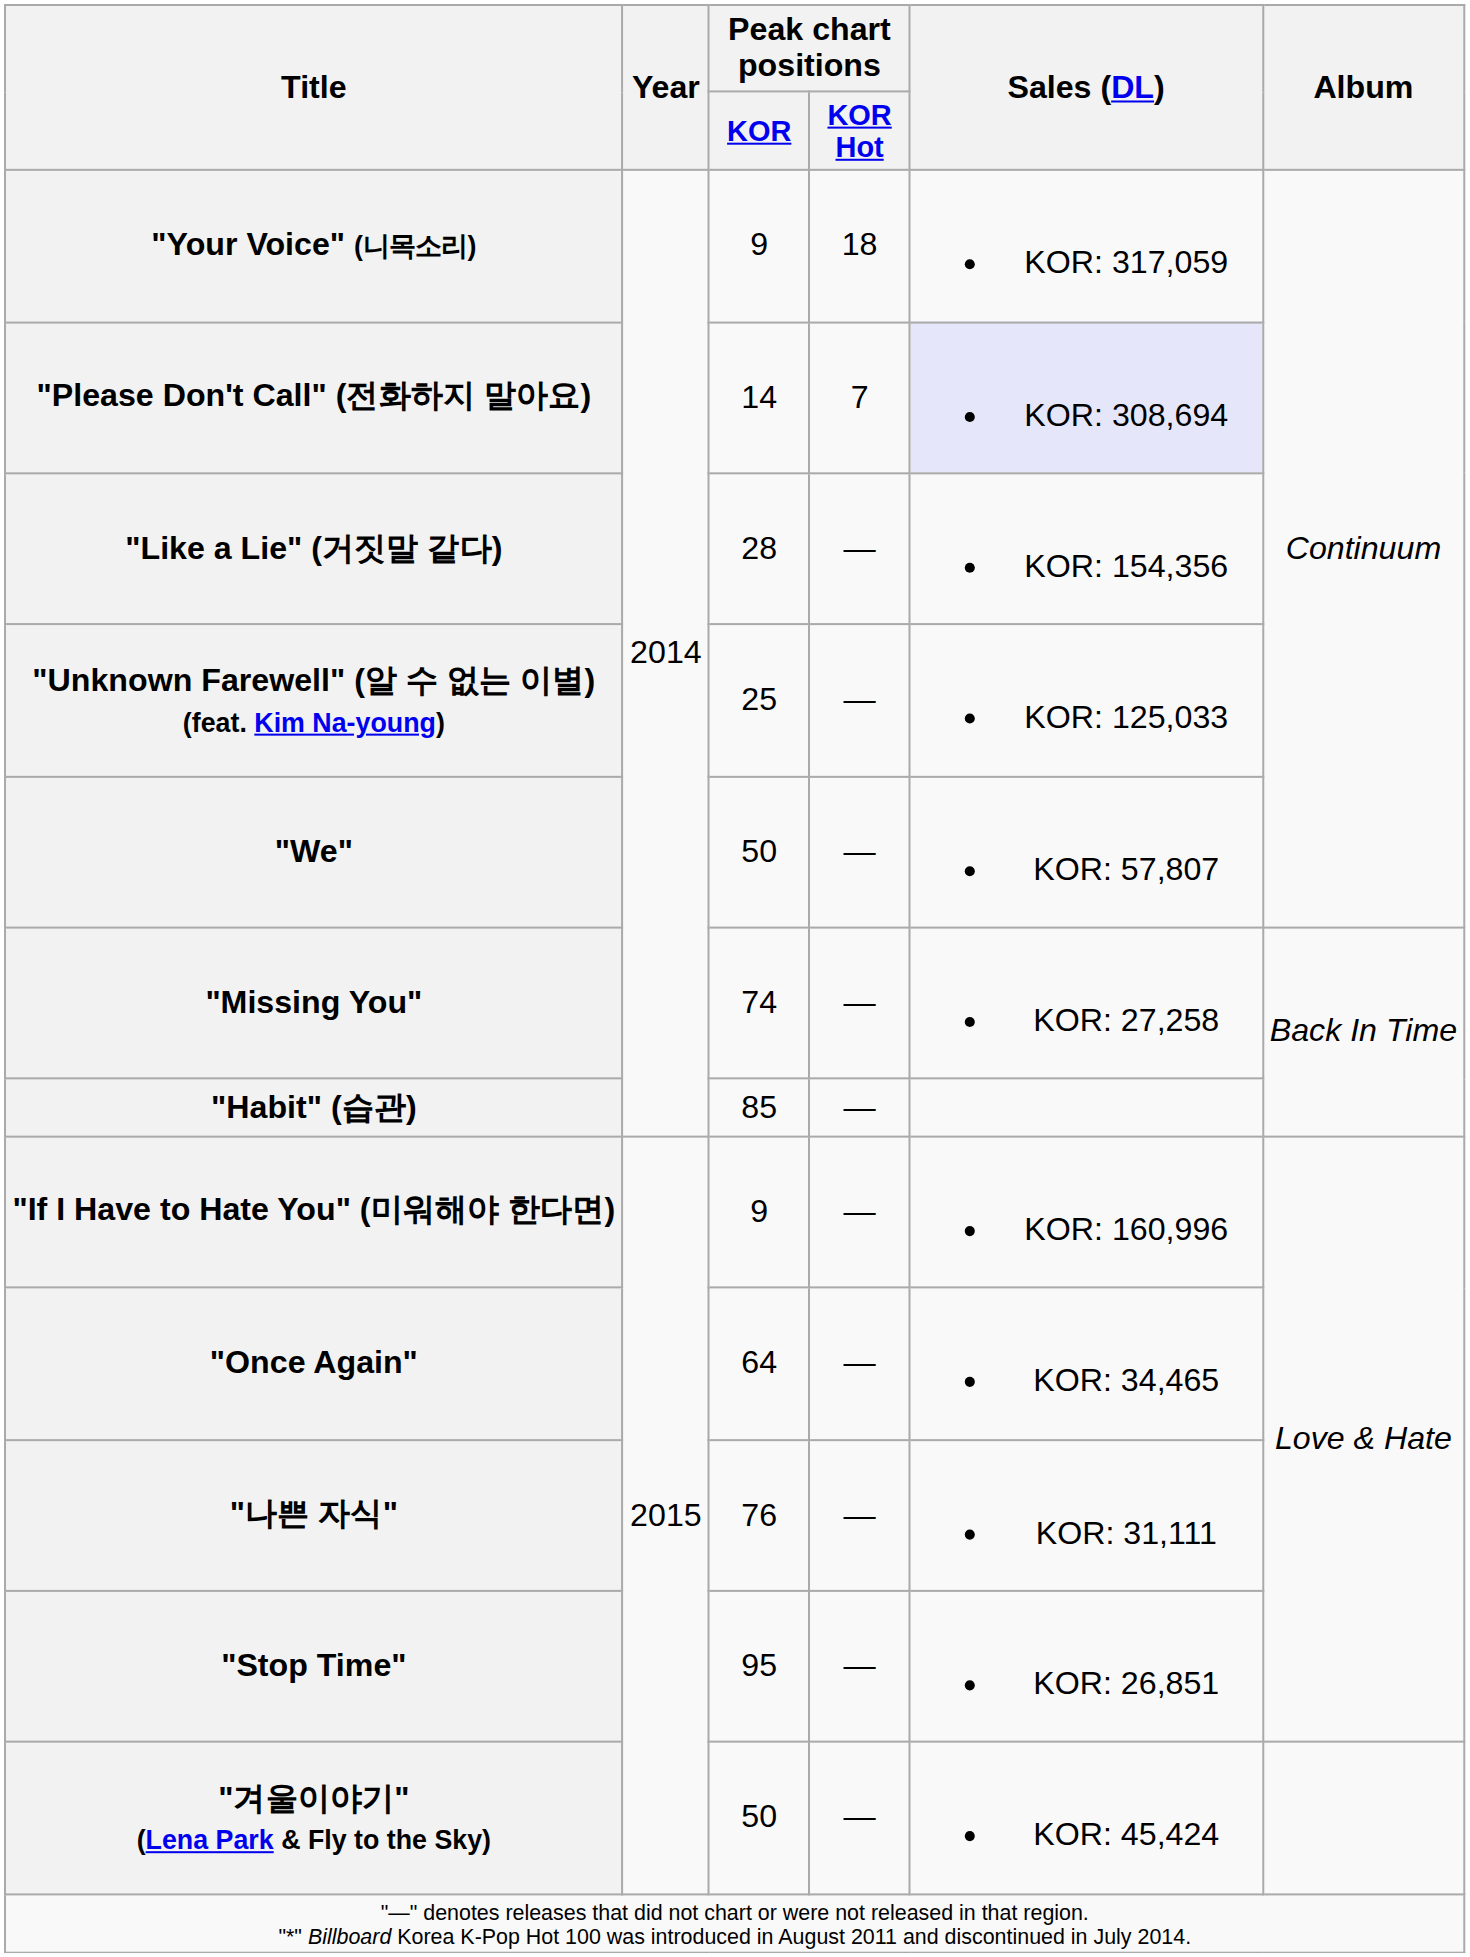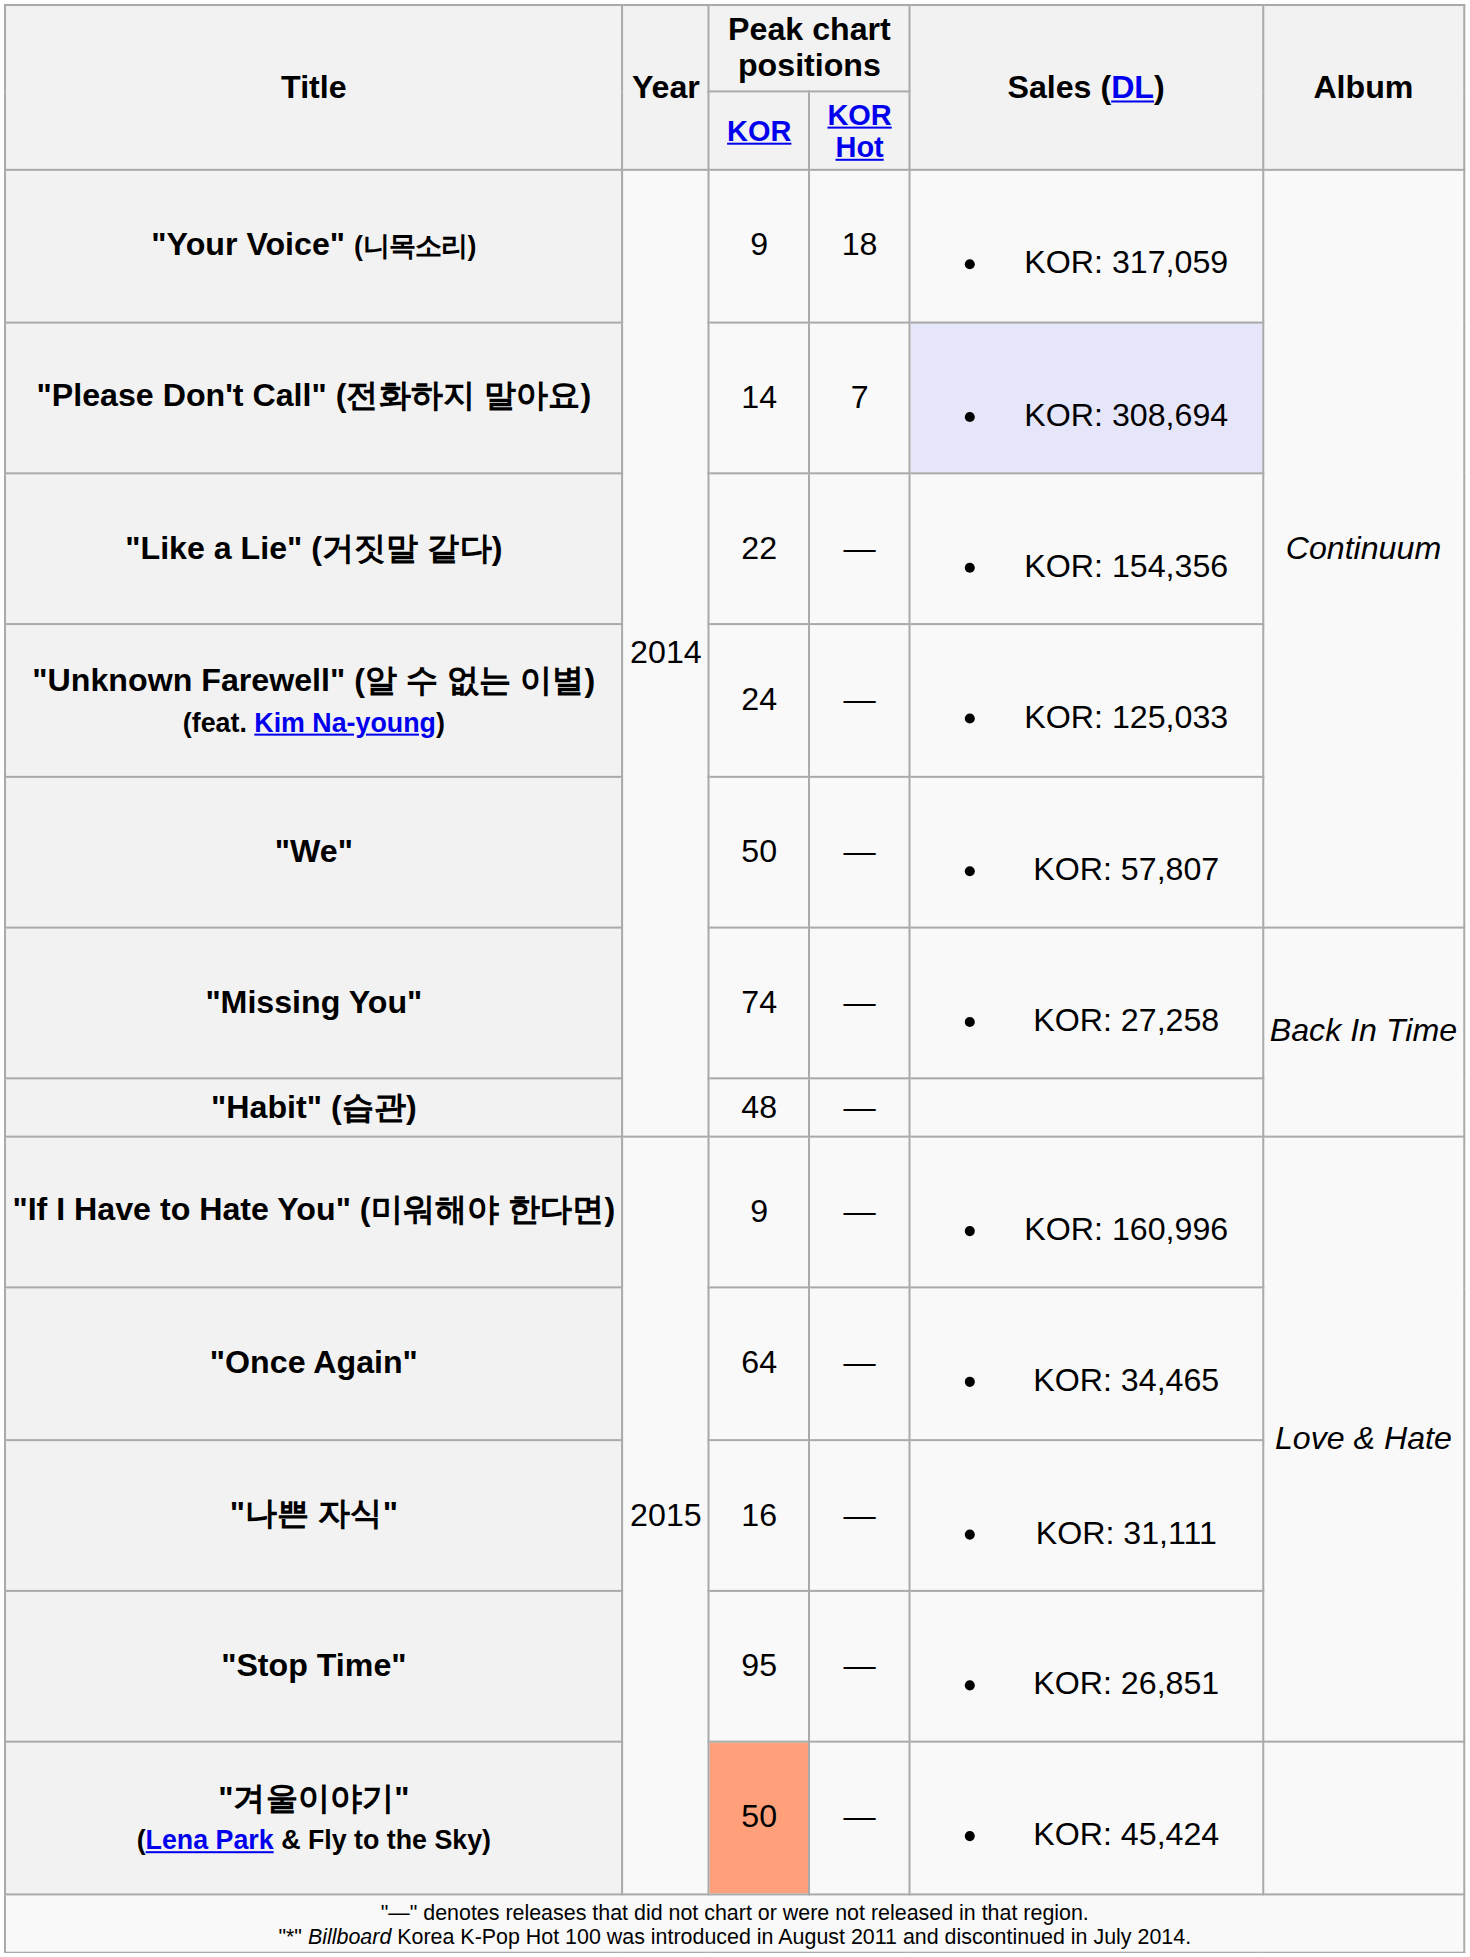(759, 548) 28 -> (759, 548) 22
(759, 699) 25 -> (759, 699) 24
(759, 1107) 85 -> (759, 1107) 48
(759, 1514) 76 -> (759, 1514) 16
(759, 1817) no background -> (759, 1817) lightsalmon background
